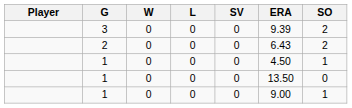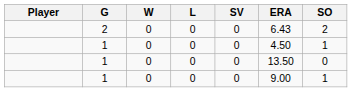- row: (43, 29)
